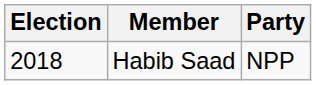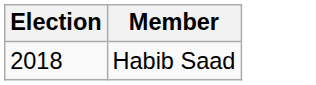- column: (276, 23)
